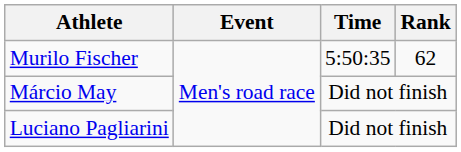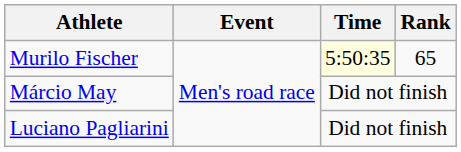(358, 57) no background -> (358, 57) lightyellow background
(426, 57) 62 -> (426, 57) 65
